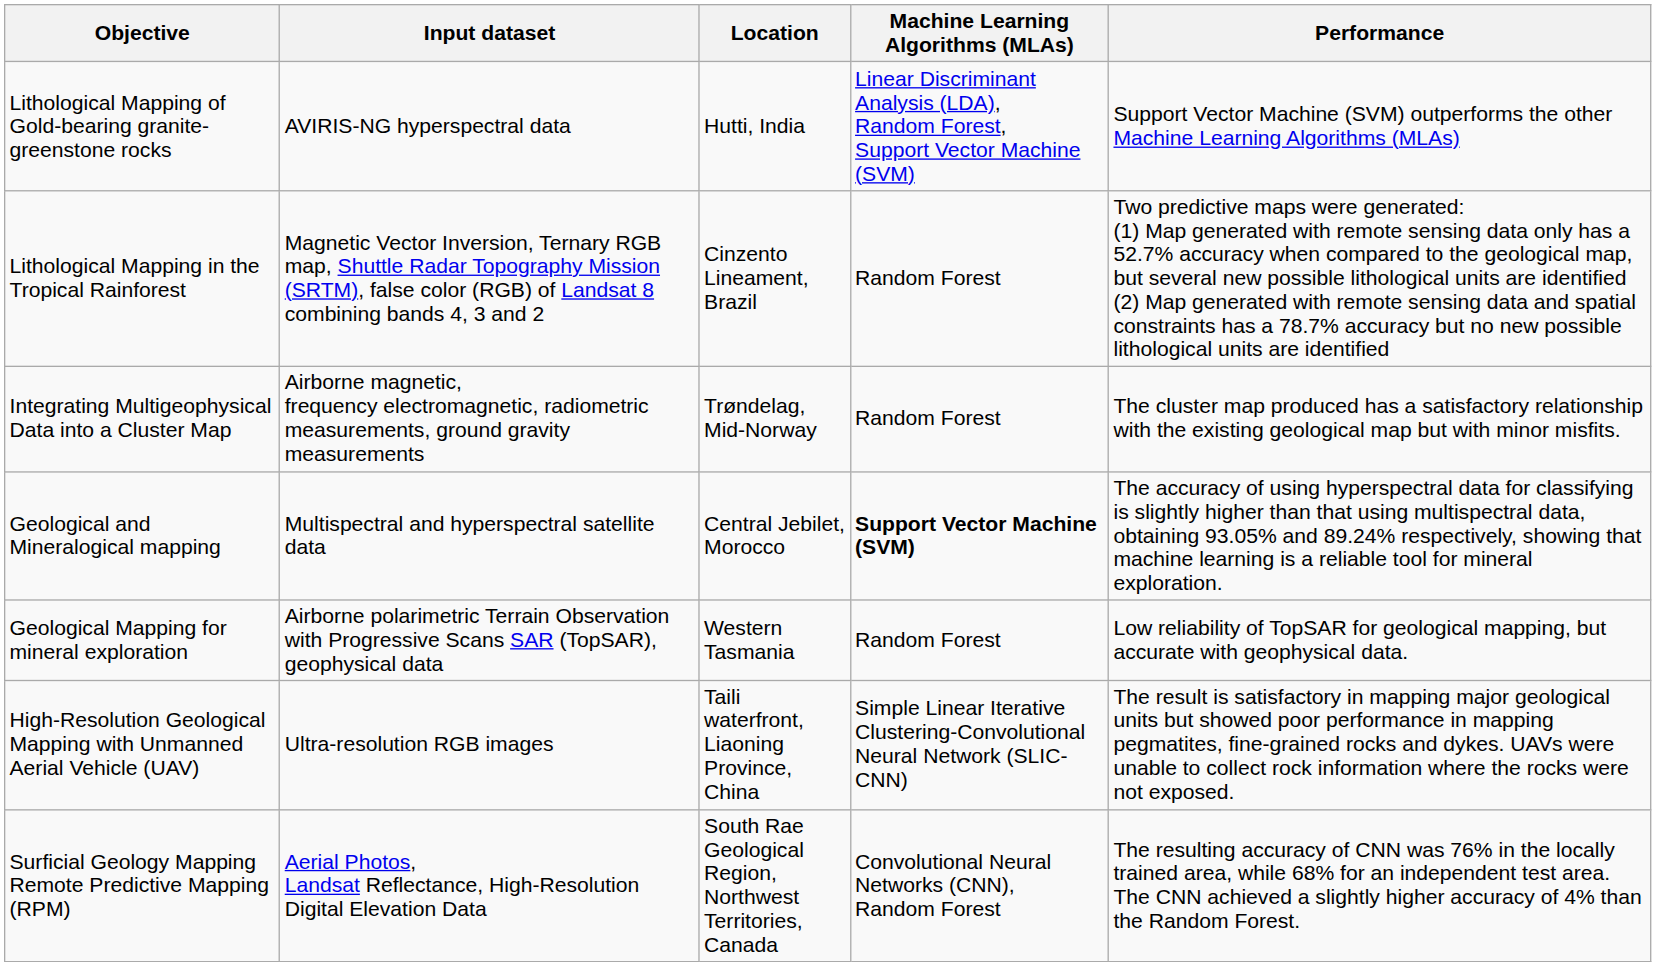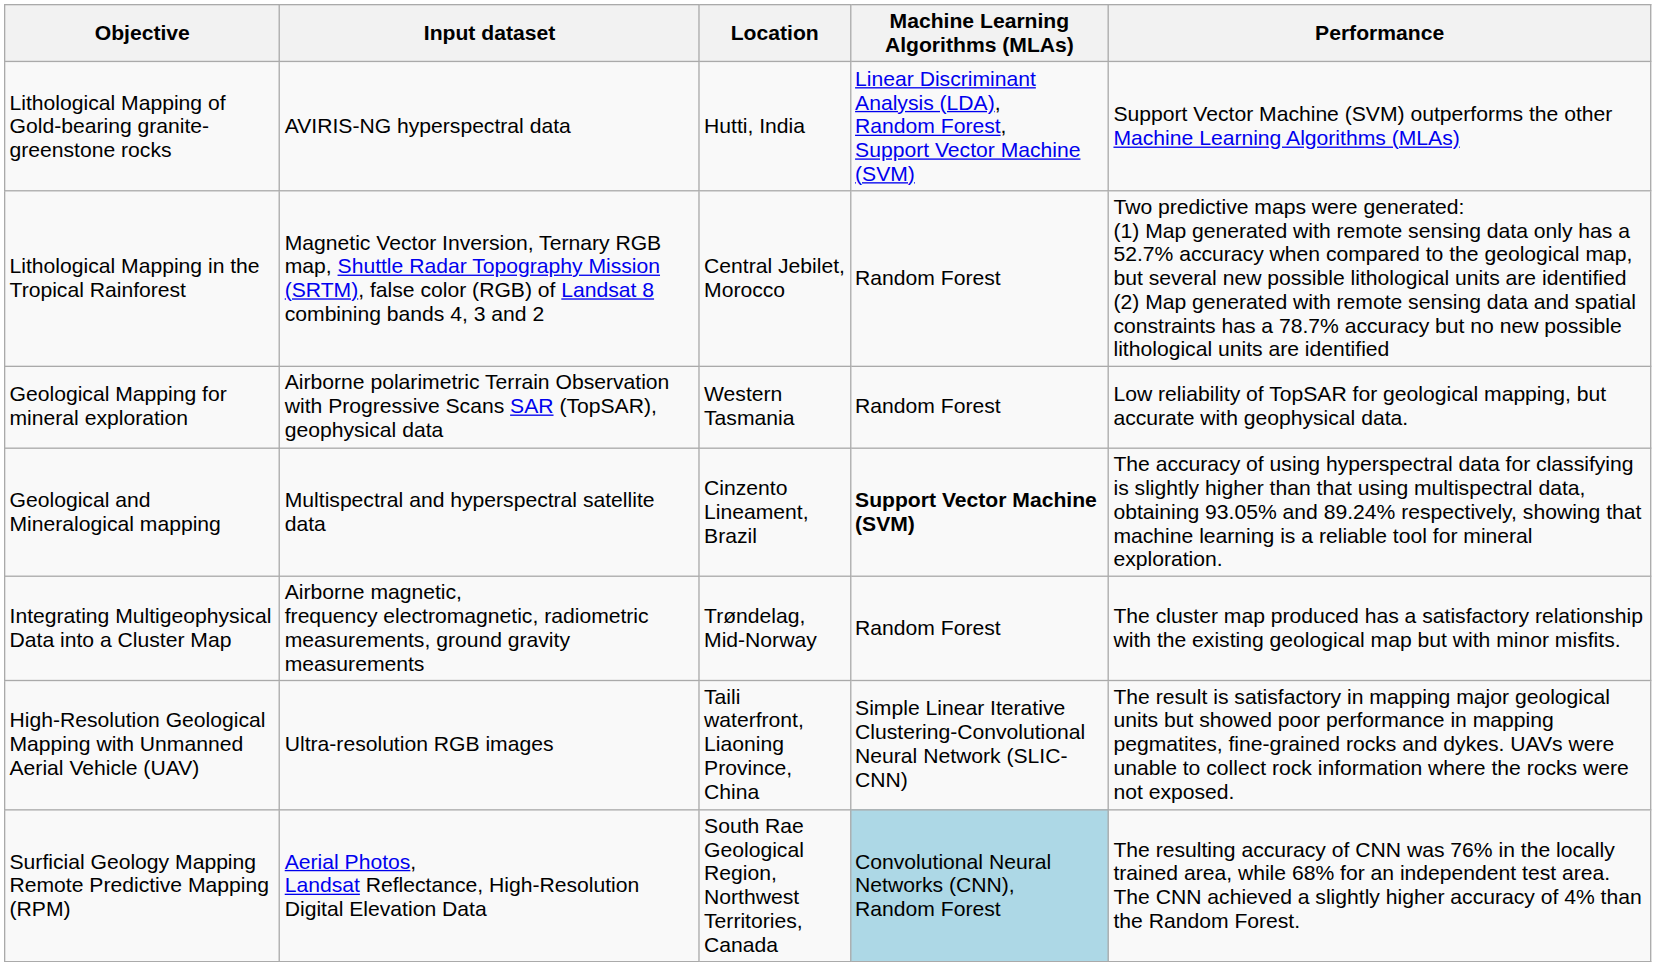(756, 278) Cinzento Lineament, Brazil -> (774, 278) Central Jebilet, Morocco
rows swapped: (118, 640) <-> (140, 418)
(774, 535) Central Jebilet, Morocco -> (756, 511) Cinzento Lineament, Brazil
(953, 885) no background -> (953, 885) lightblue background
